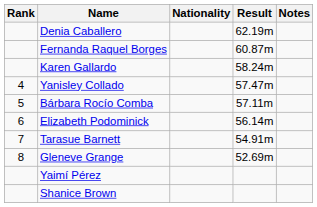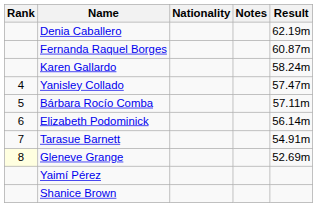columns swapped: (254, 13) <-> (294, 13)
(21, 157) no background -> (21, 157) lightyellow background
